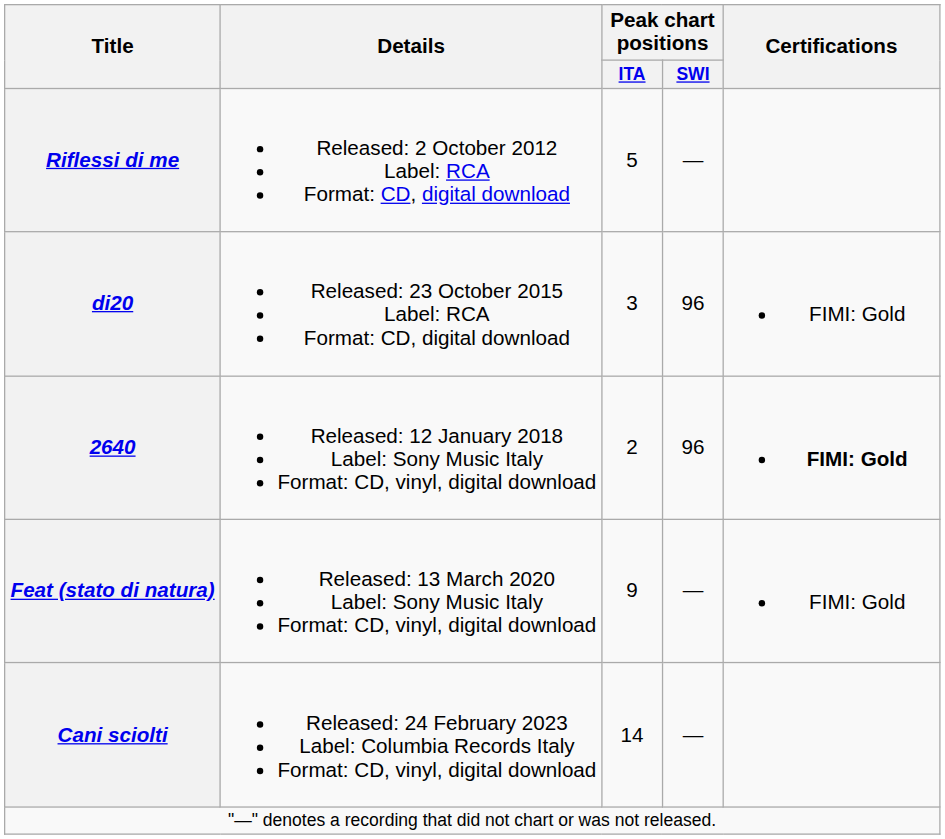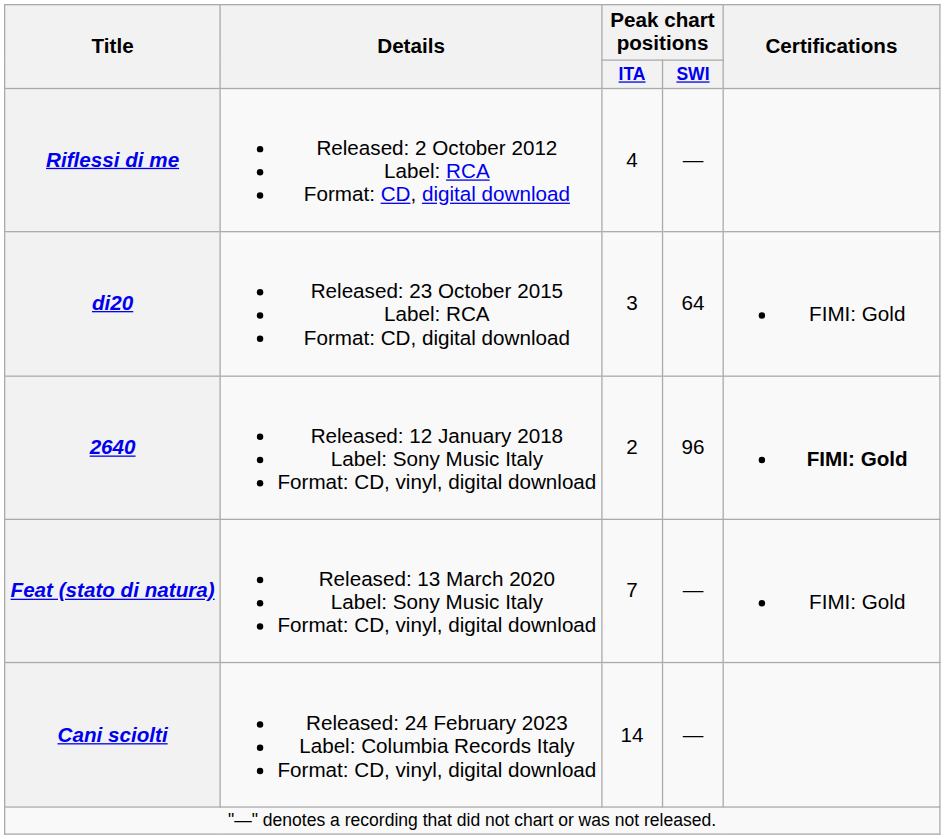(632, 159) 5 -> (632, 159) 4
(693, 303) 96 -> (693, 303) 64
(632, 590) 9 -> (632, 590) 7
